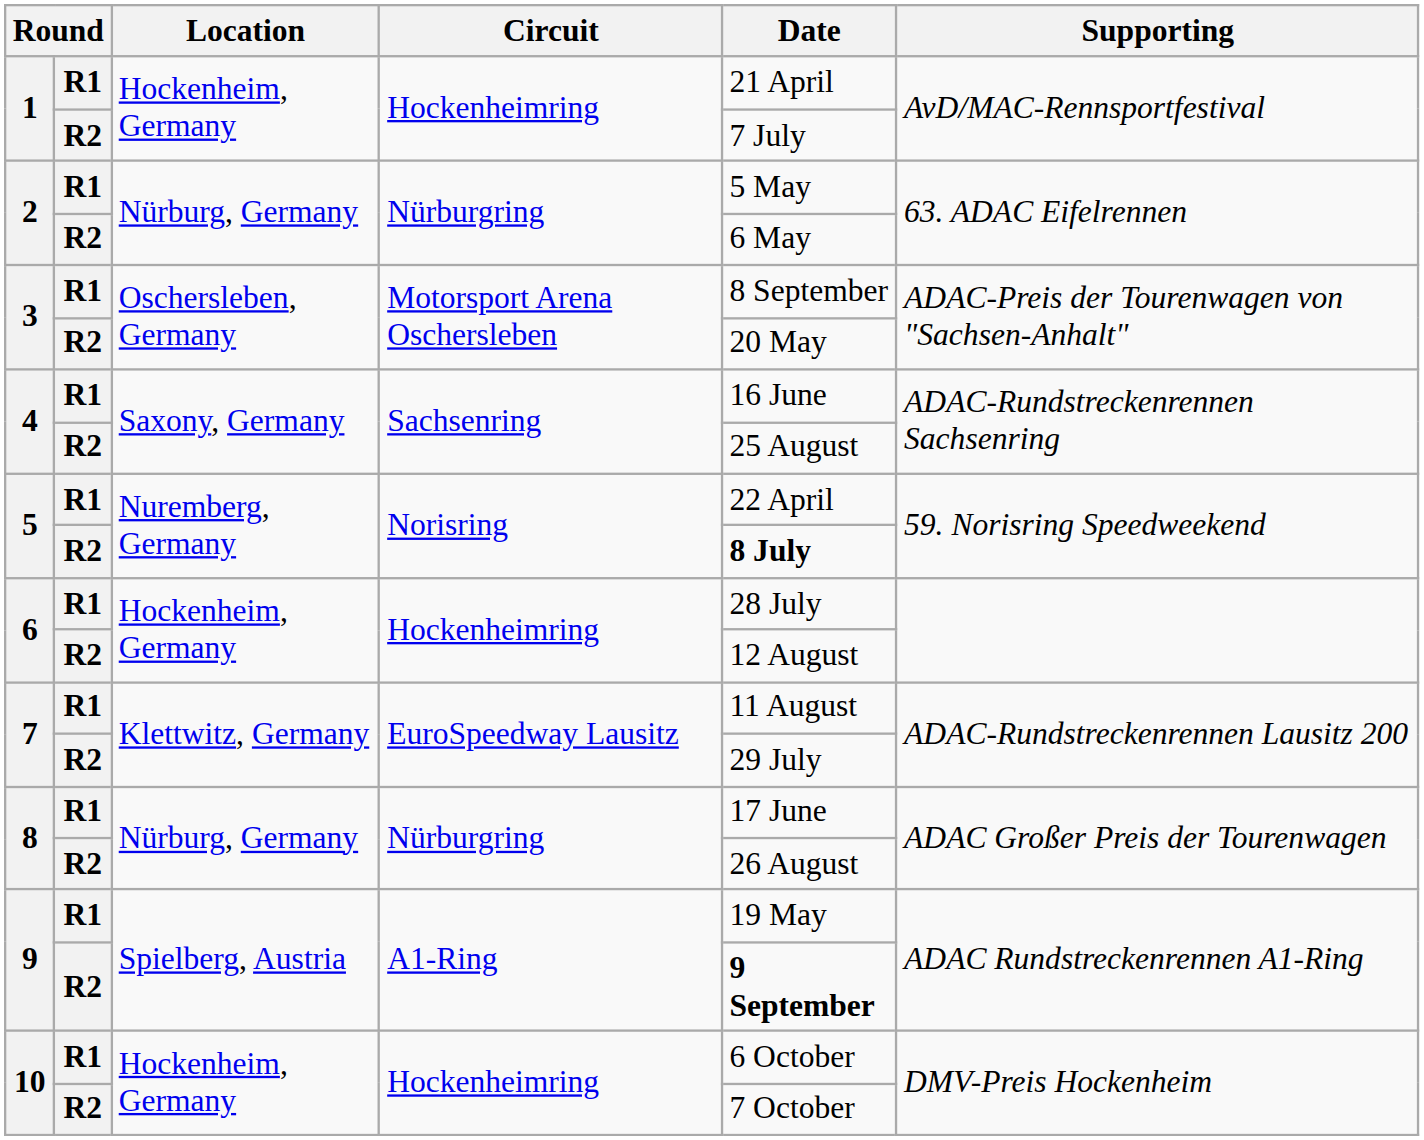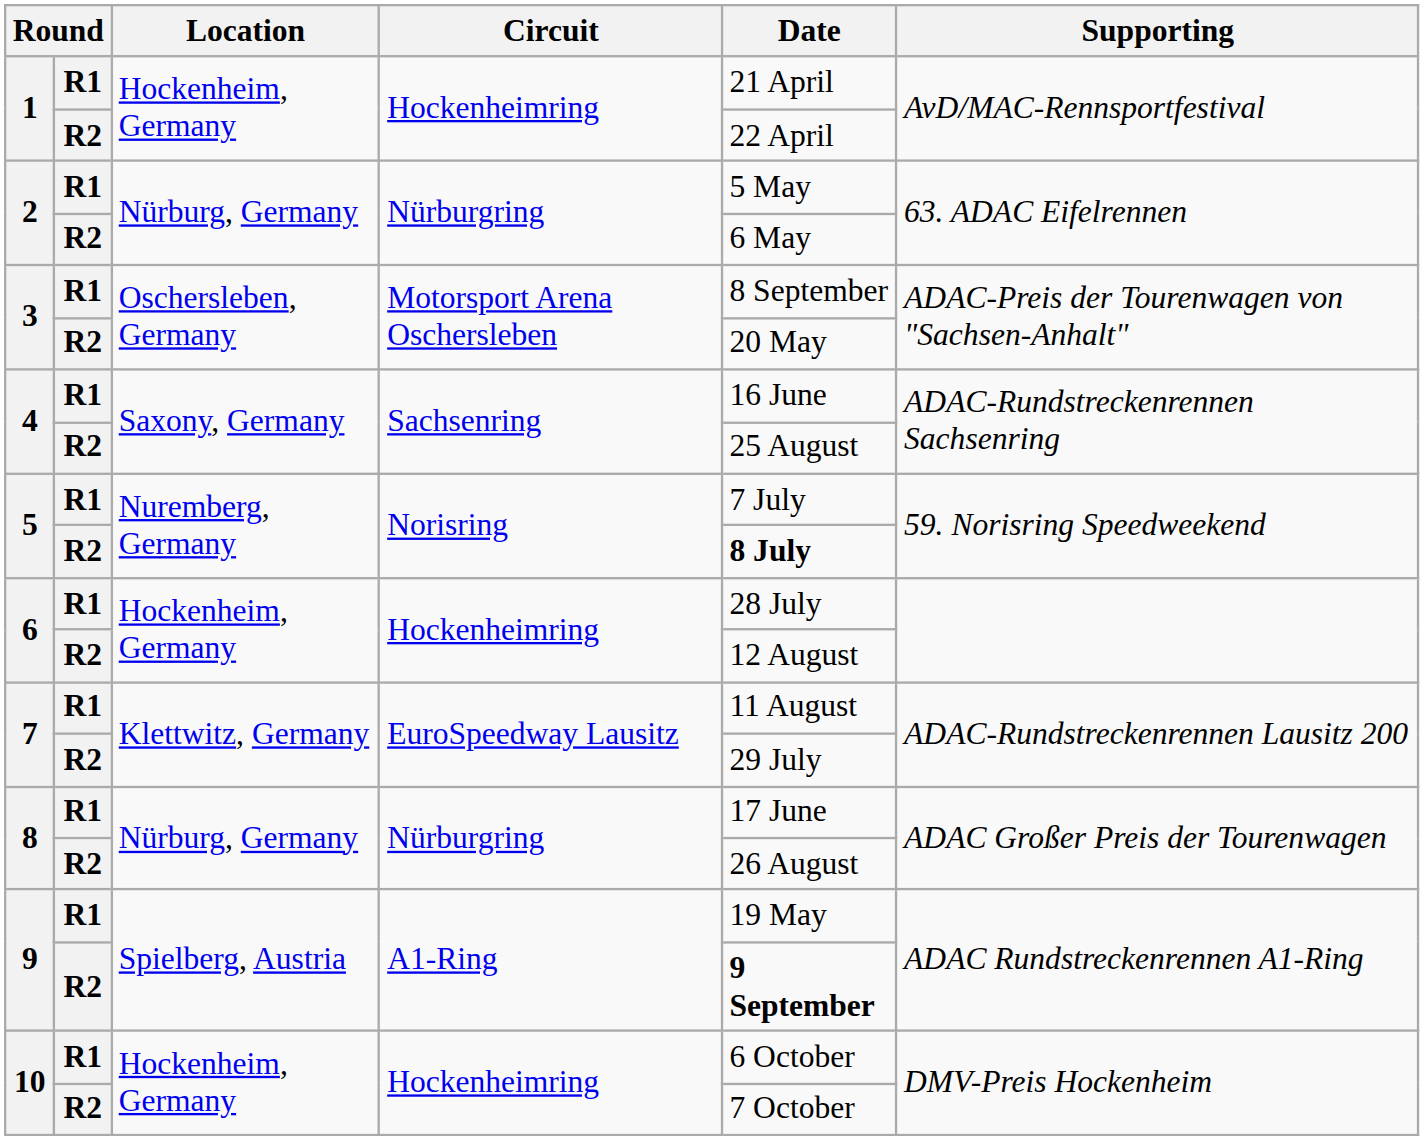(768, 134) 7 July -> (782, 134) 22 April
(782, 498) 22 April -> (768, 498) 7 July
